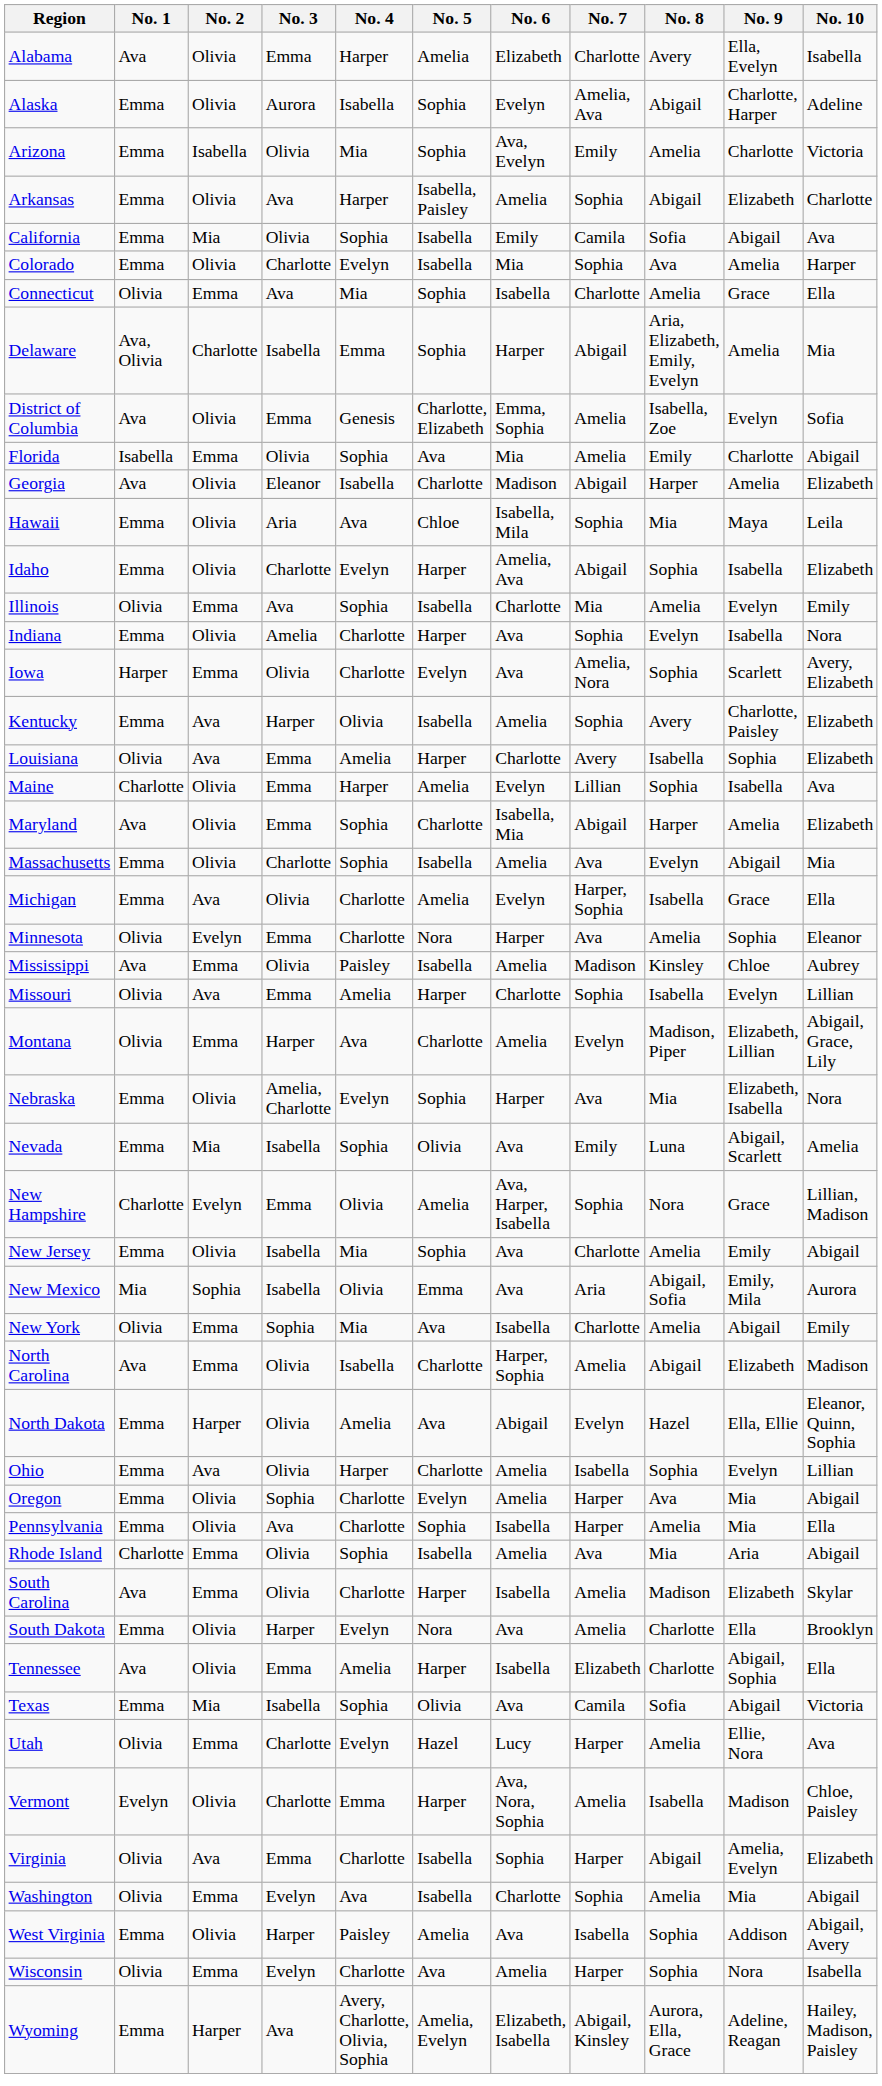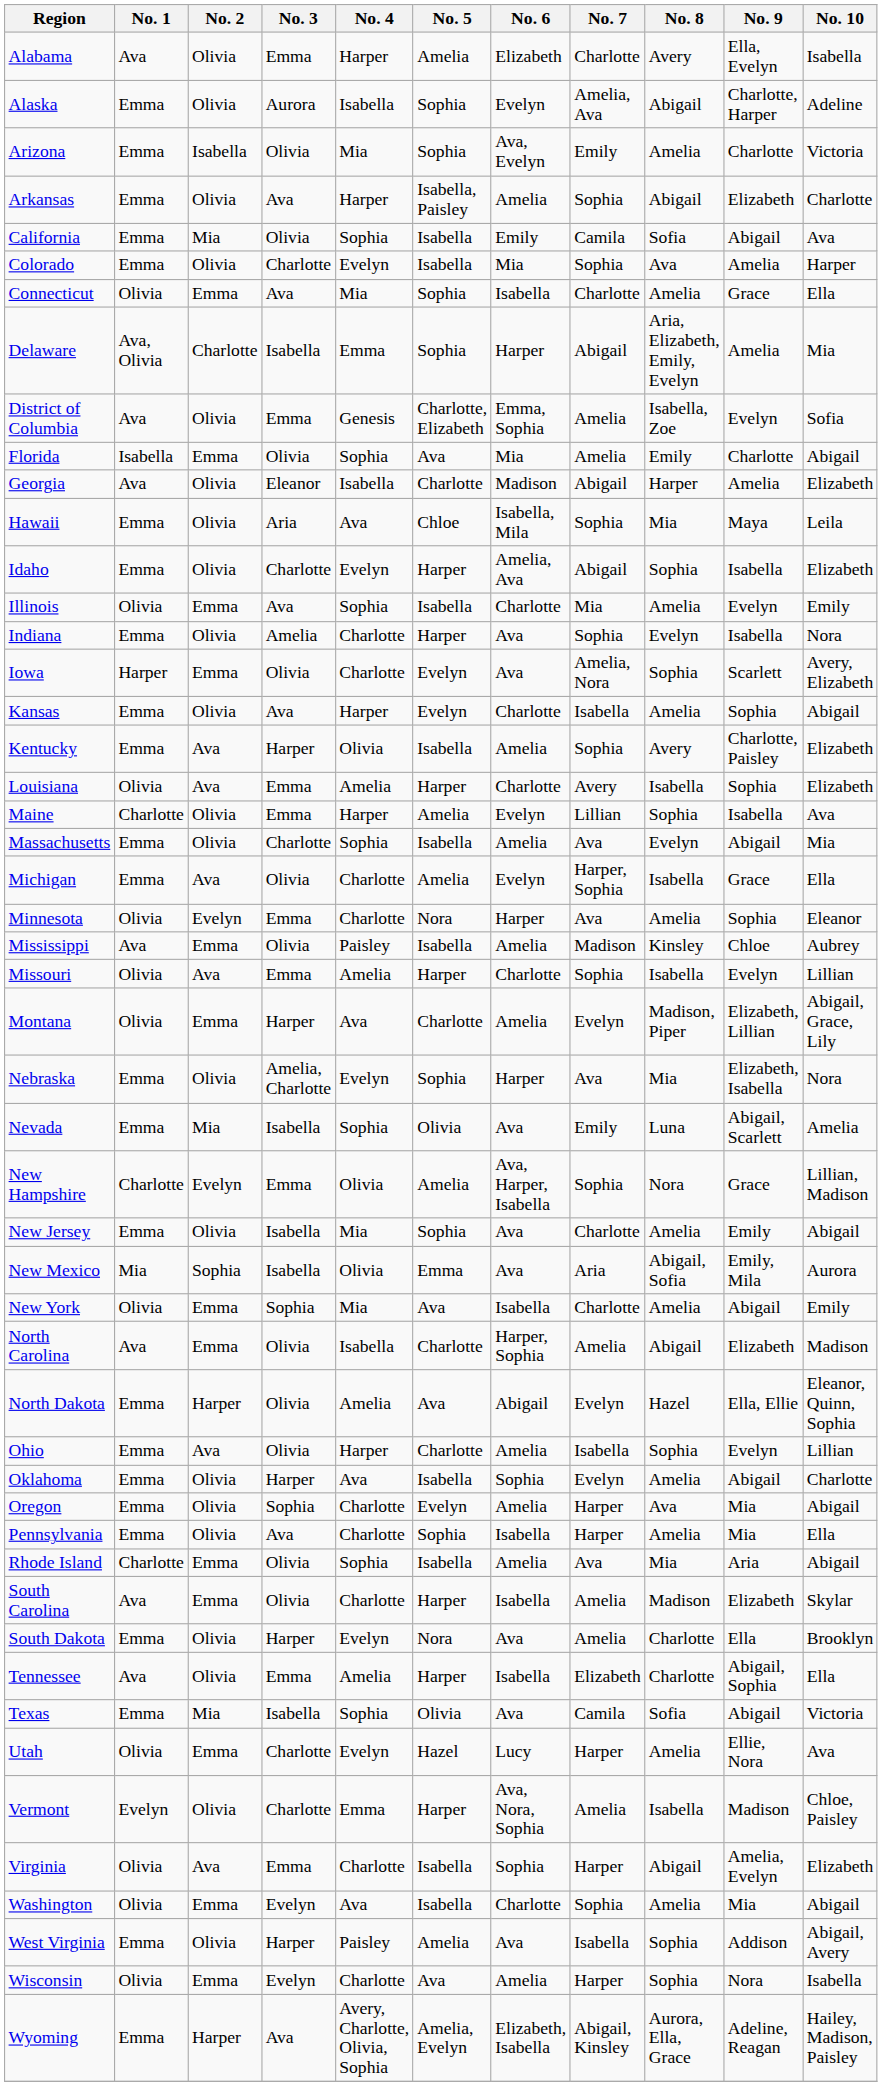+ row: (34, 710)
- row: (43, 824)
+ row: (45, 1478)
